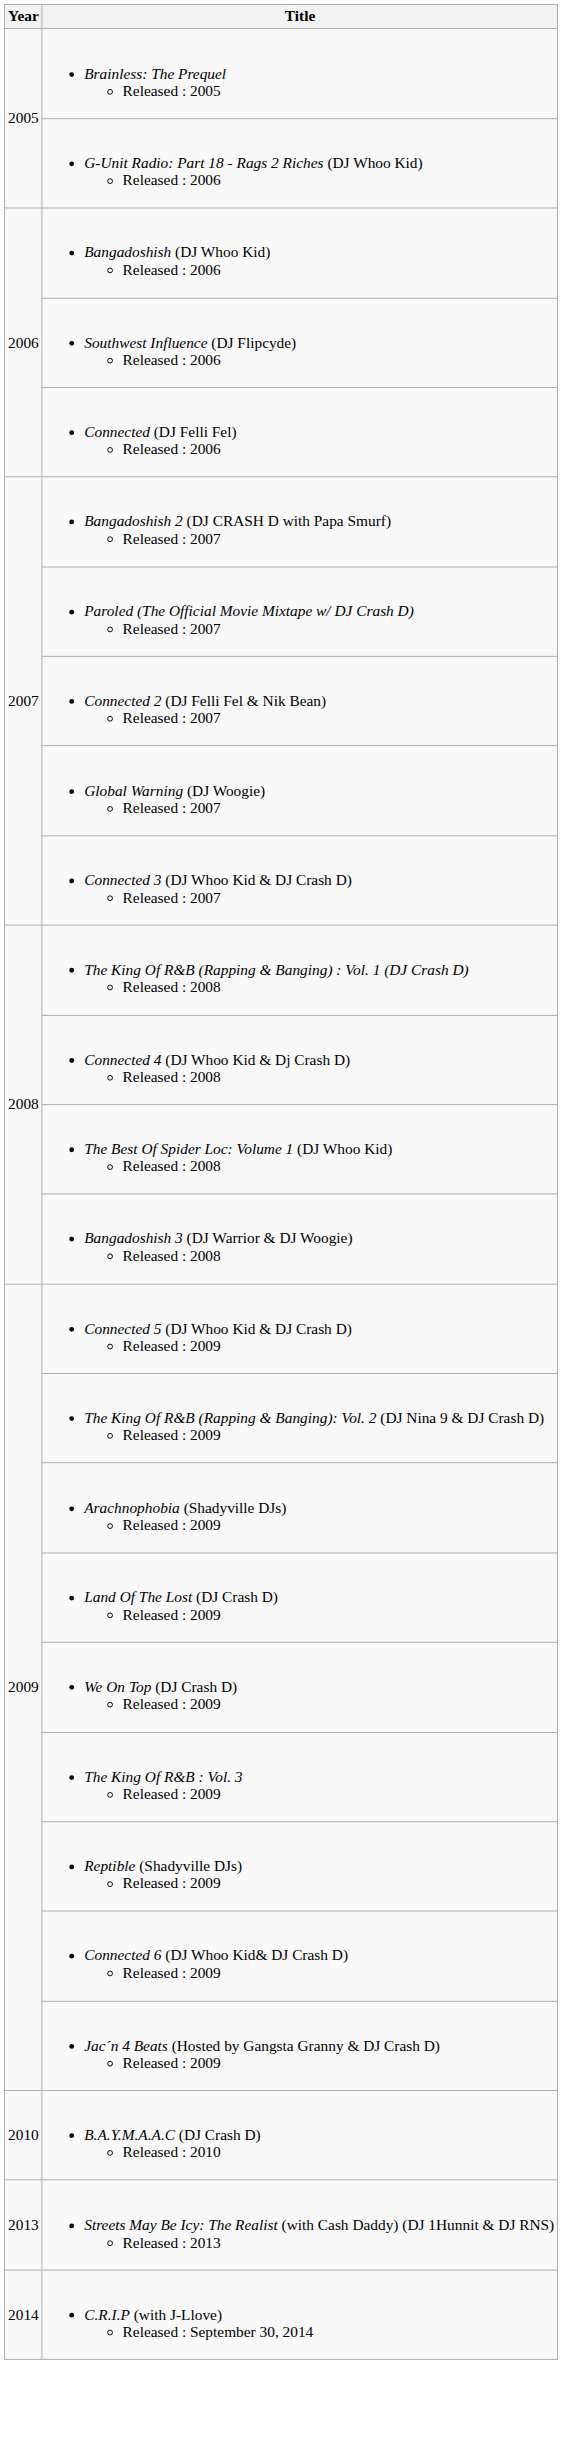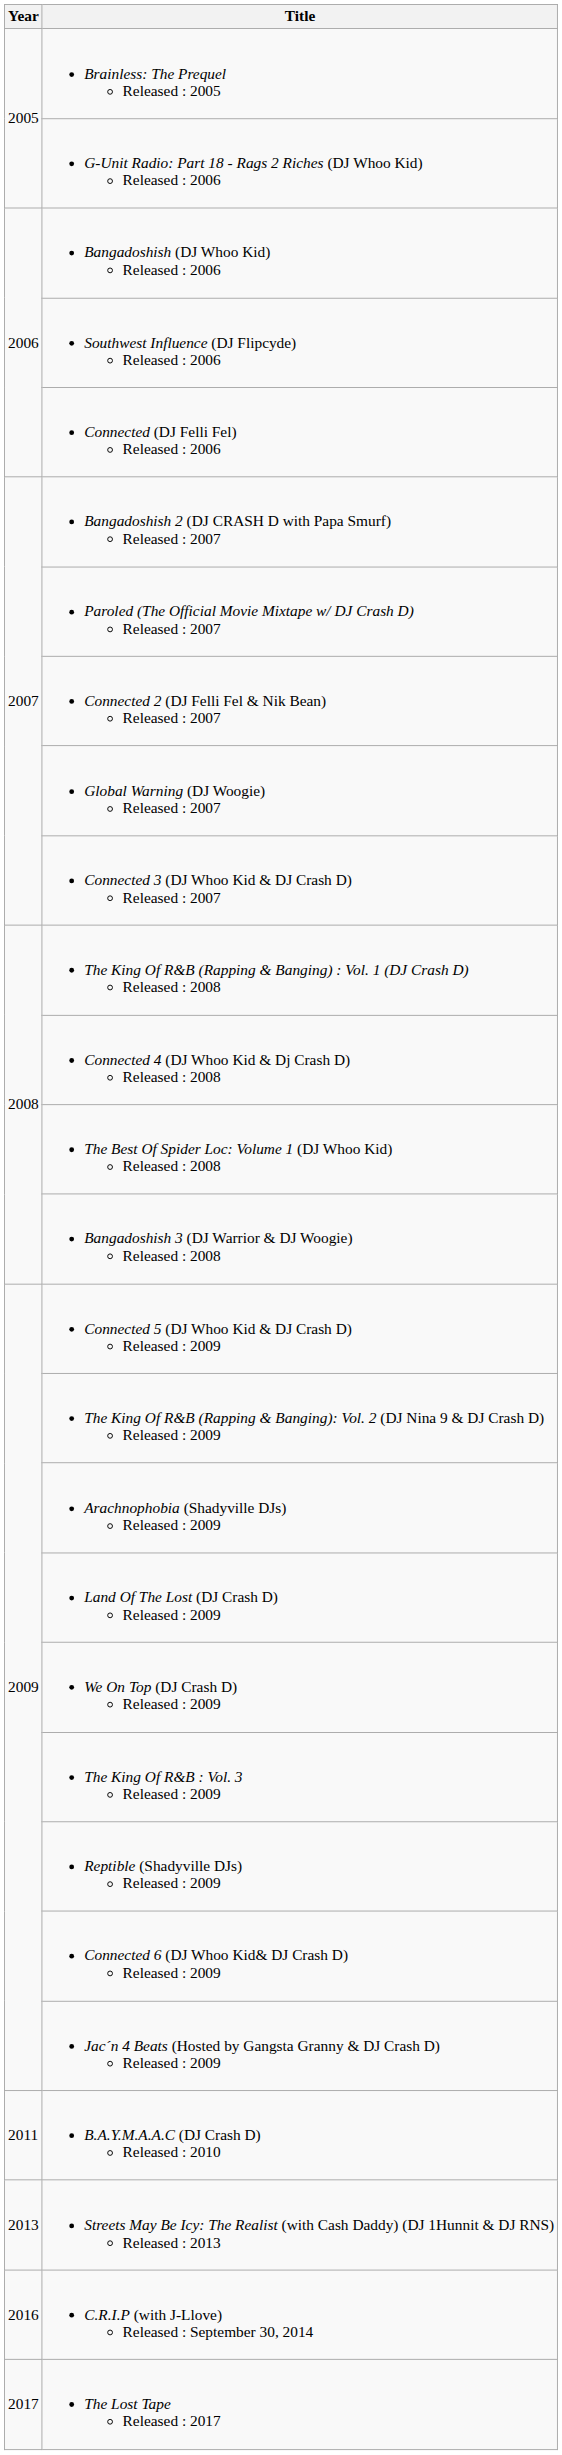(23, 2135) 2010 -> (23, 2135) 2011
(23, 2314) 2014 -> (23, 2314) 2016
+ row: (300, 2413)
